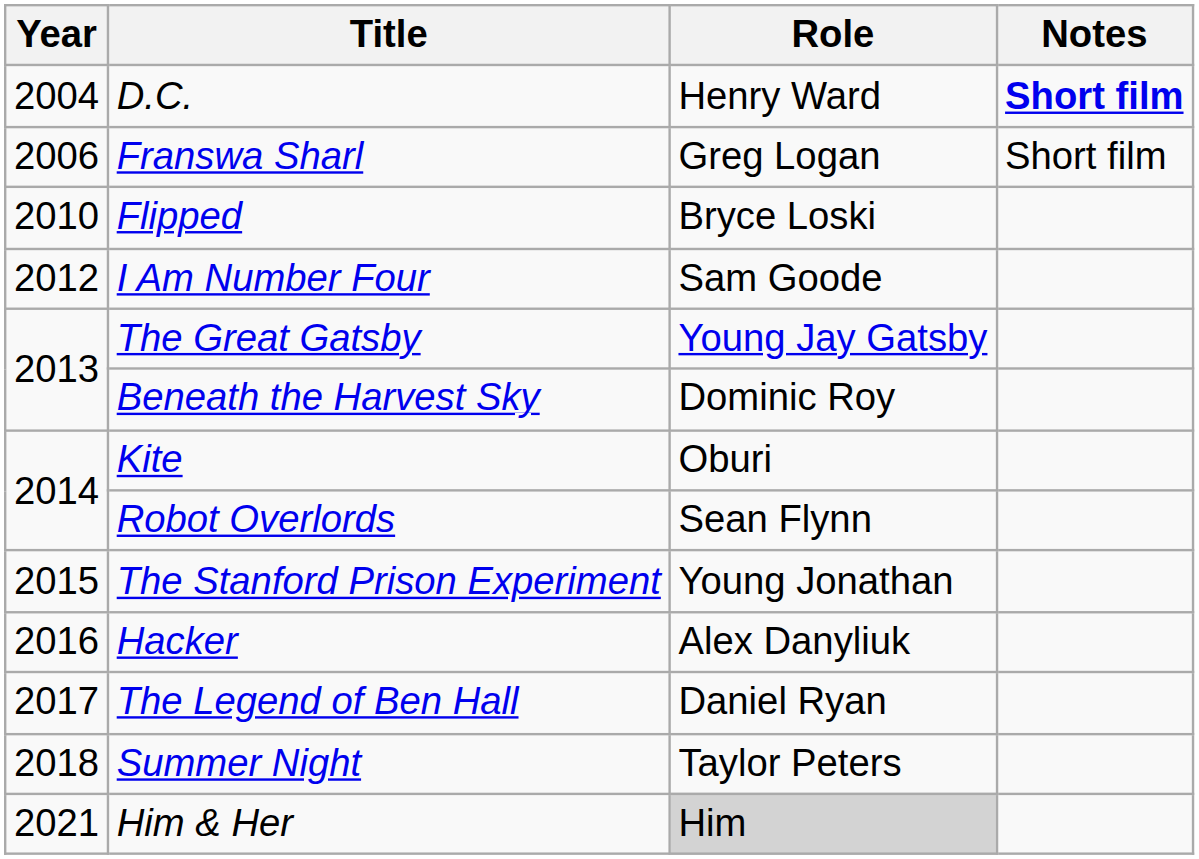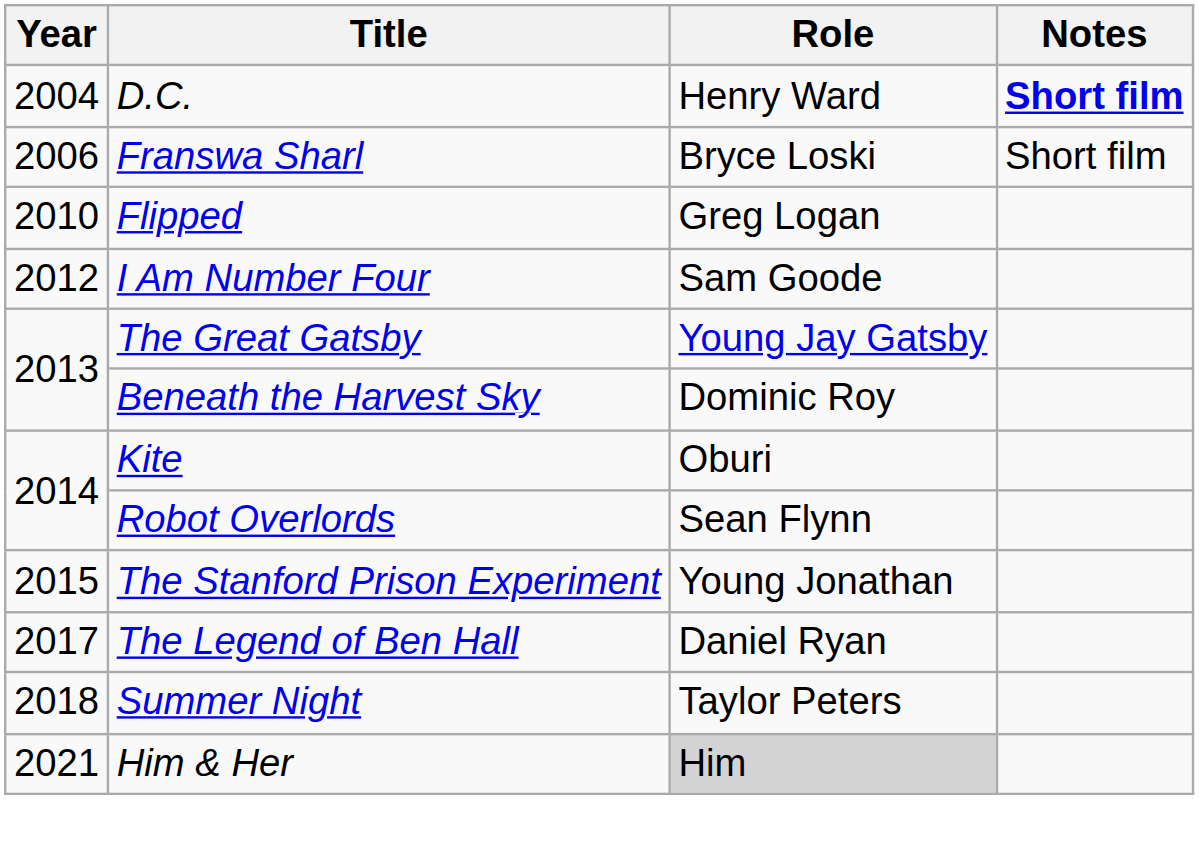(779, 156) Greg Logan -> (777, 156) Bryce Loski
(777, 216) Bryce Loski -> (779, 216) Greg Logan
- row: (177, 641)
